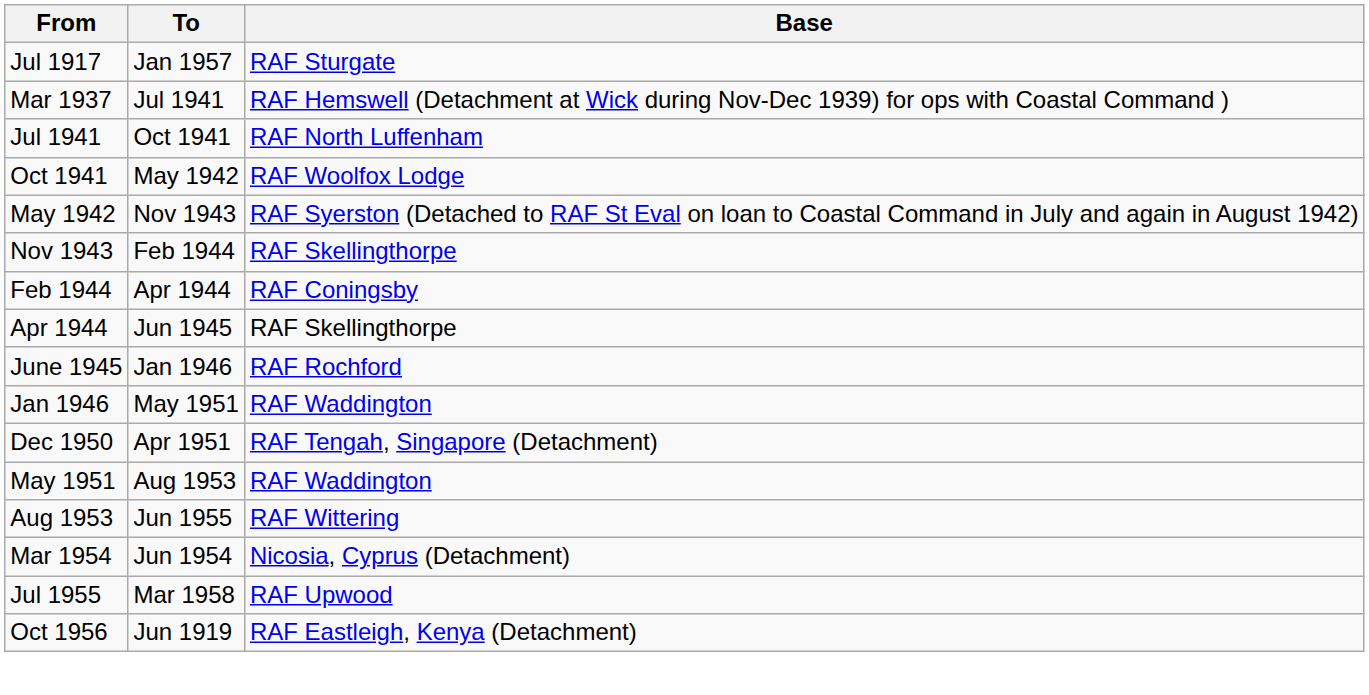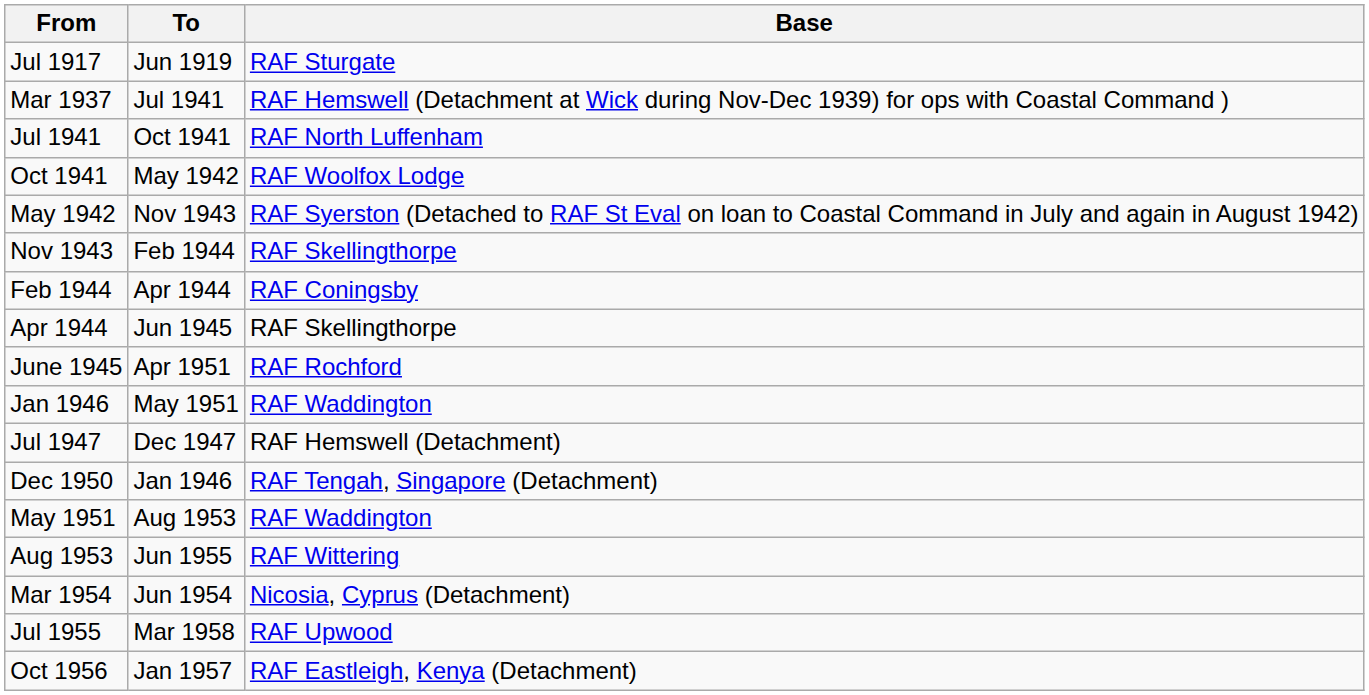(183, 61) Jan 1957 -> (183, 61) Jun 1919
(183, 366) Jan 1946 -> (182, 366) Apr 1951
+ row: (56, 442)
(182, 442) Apr 1951 -> (183, 480) Jan 1946
(183, 632) Jun 1919 -> (183, 670) Jan 1957
